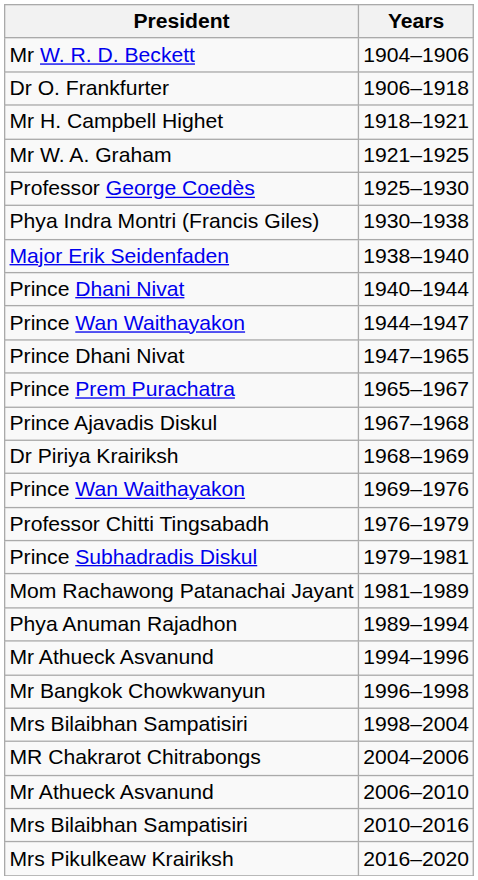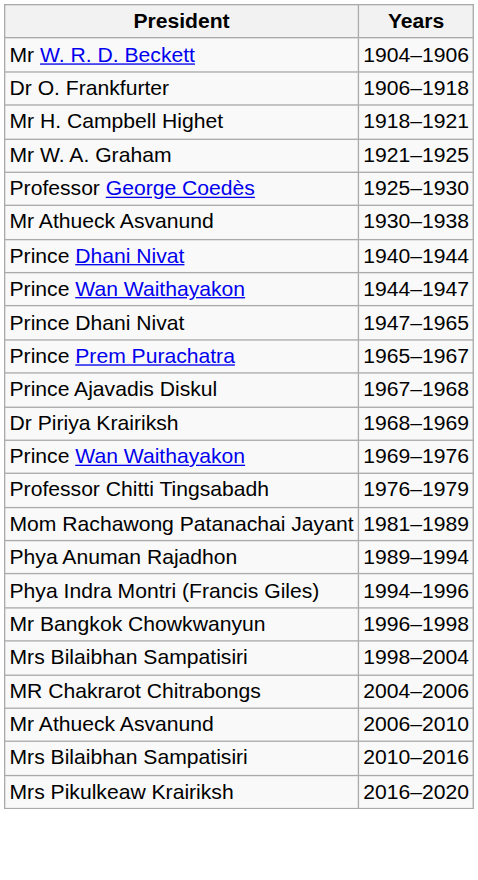(164, 222) Phya Indra Montri (Francis Giles) -> (112, 222) Mr Athueck Asvanund
- row: (416, 255)
- row: (416, 557)
(112, 657) Mr Athueck Asvanund -> (164, 590) Phya Indra Montri (Francis Giles)
